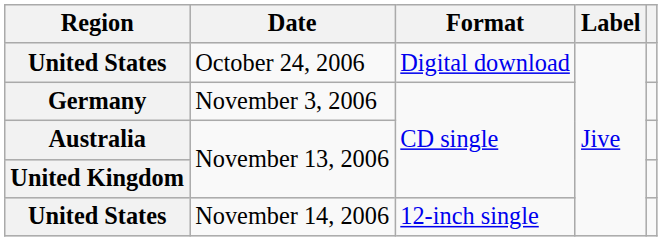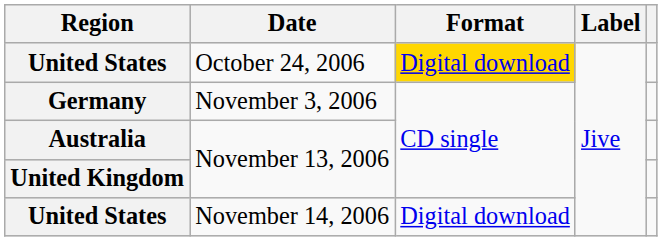(485, 62) no background -> (485, 62) gold background
(470, 216) 12-inch single -> (485, 216) Digital download
